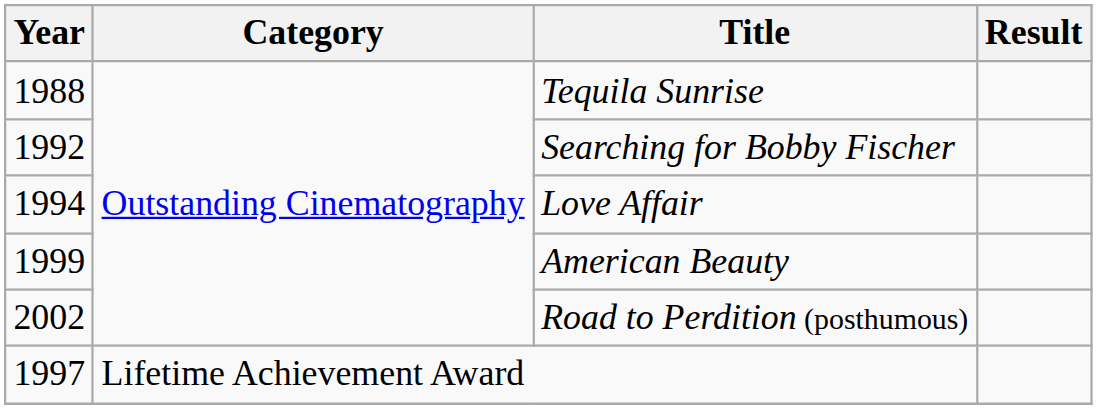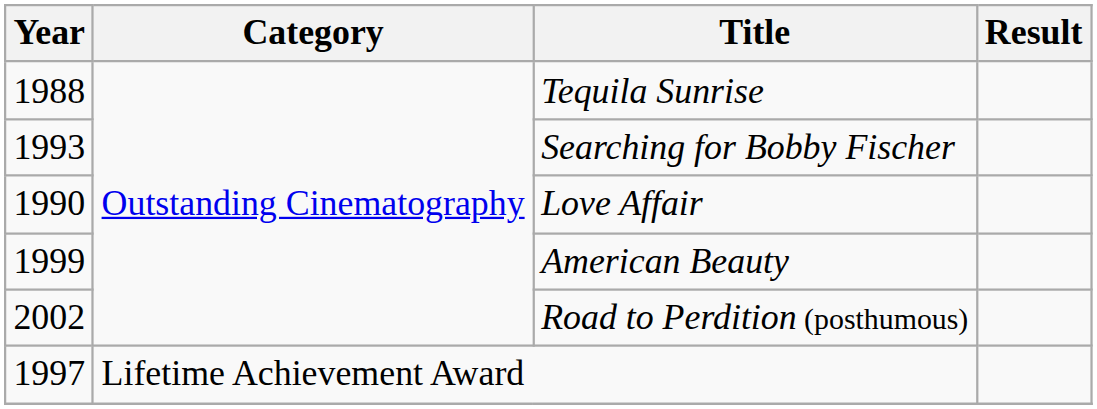(49, 146) 1992 -> (49, 146) 1993
(49, 203) 1994 -> (49, 203) 1990
